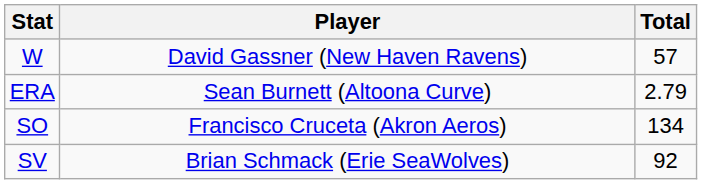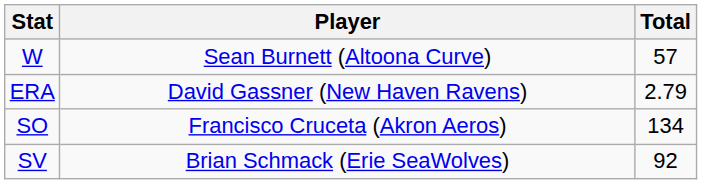(348, 56) David Gassner (New Haven Ravens) -> (348, 56) Sean Burnett (Altoona Curve)
(348, 91) Sean Burnett (Altoona Curve) -> (348, 91) David Gassner (New Haven Ravens)
